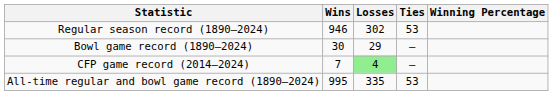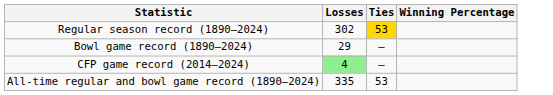- column: (338, 13)
(412, 30) no background -> (381, 30) gold background
